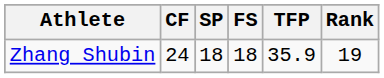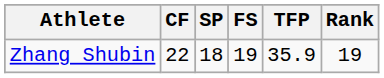(177, 56) 24 -> (177, 56) 22
(245, 56) 18 -> (245, 56) 19
